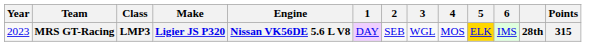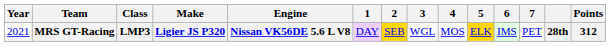+ column: (532, 13)
(18, 31) 2023 -> (18, 31) 2021
(394, 31) no background -> (394, 31) gold background
(563, 31) 315 -> (588, 31) 312
